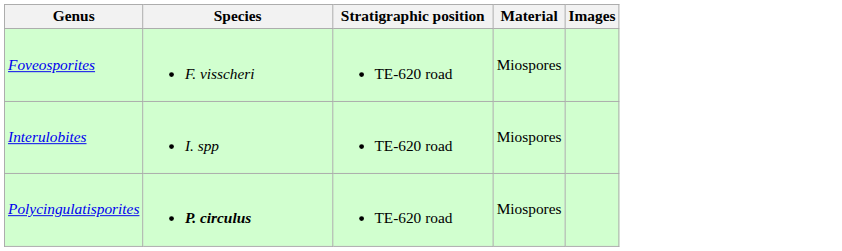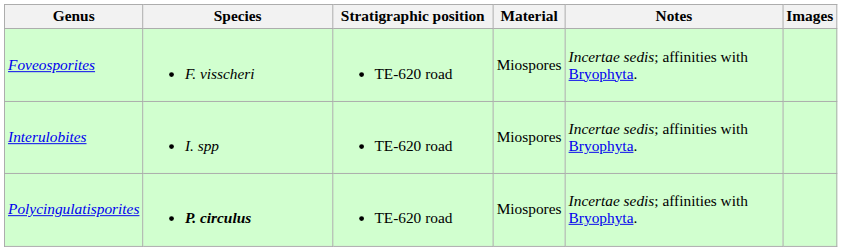+ column: (674, 16)
